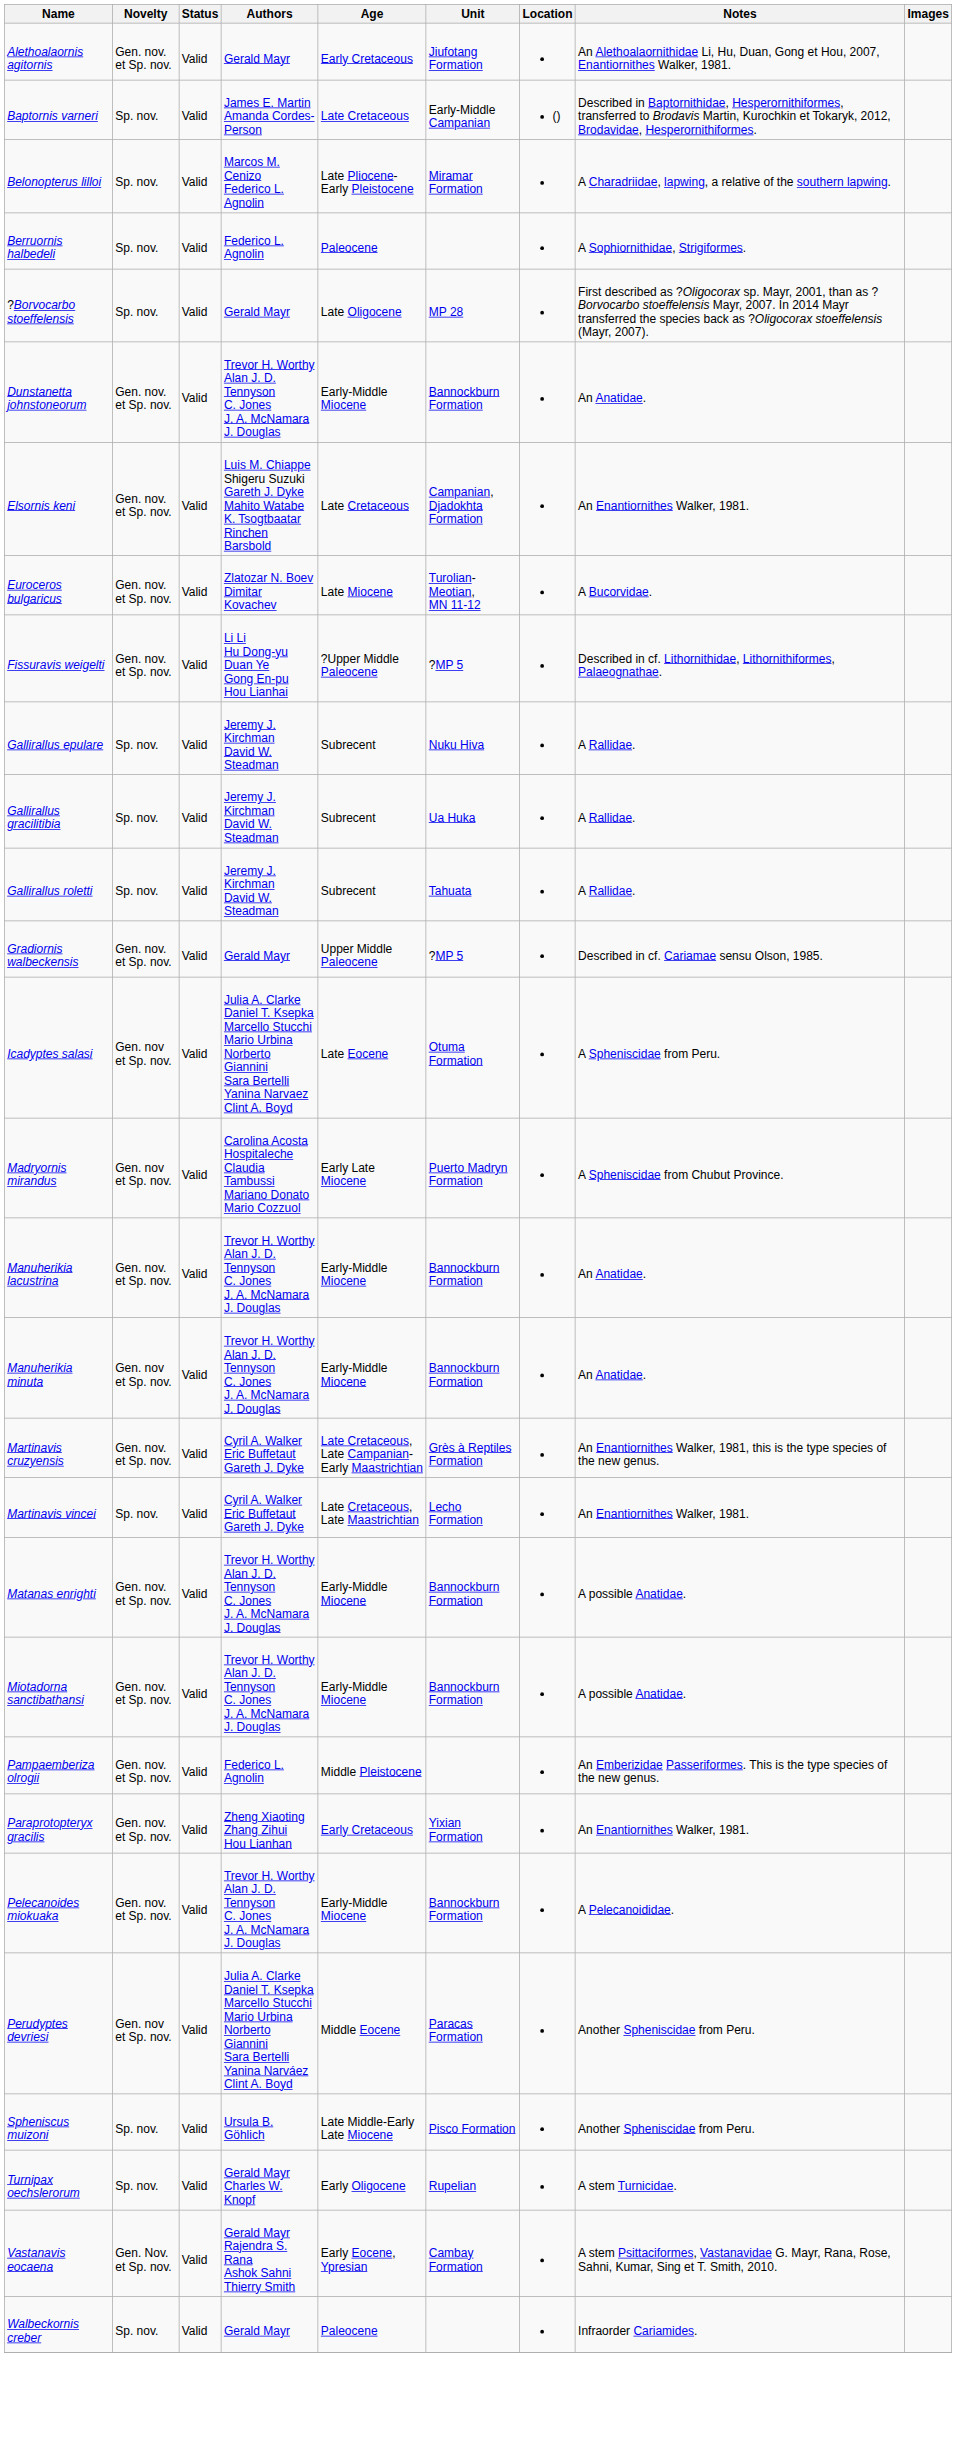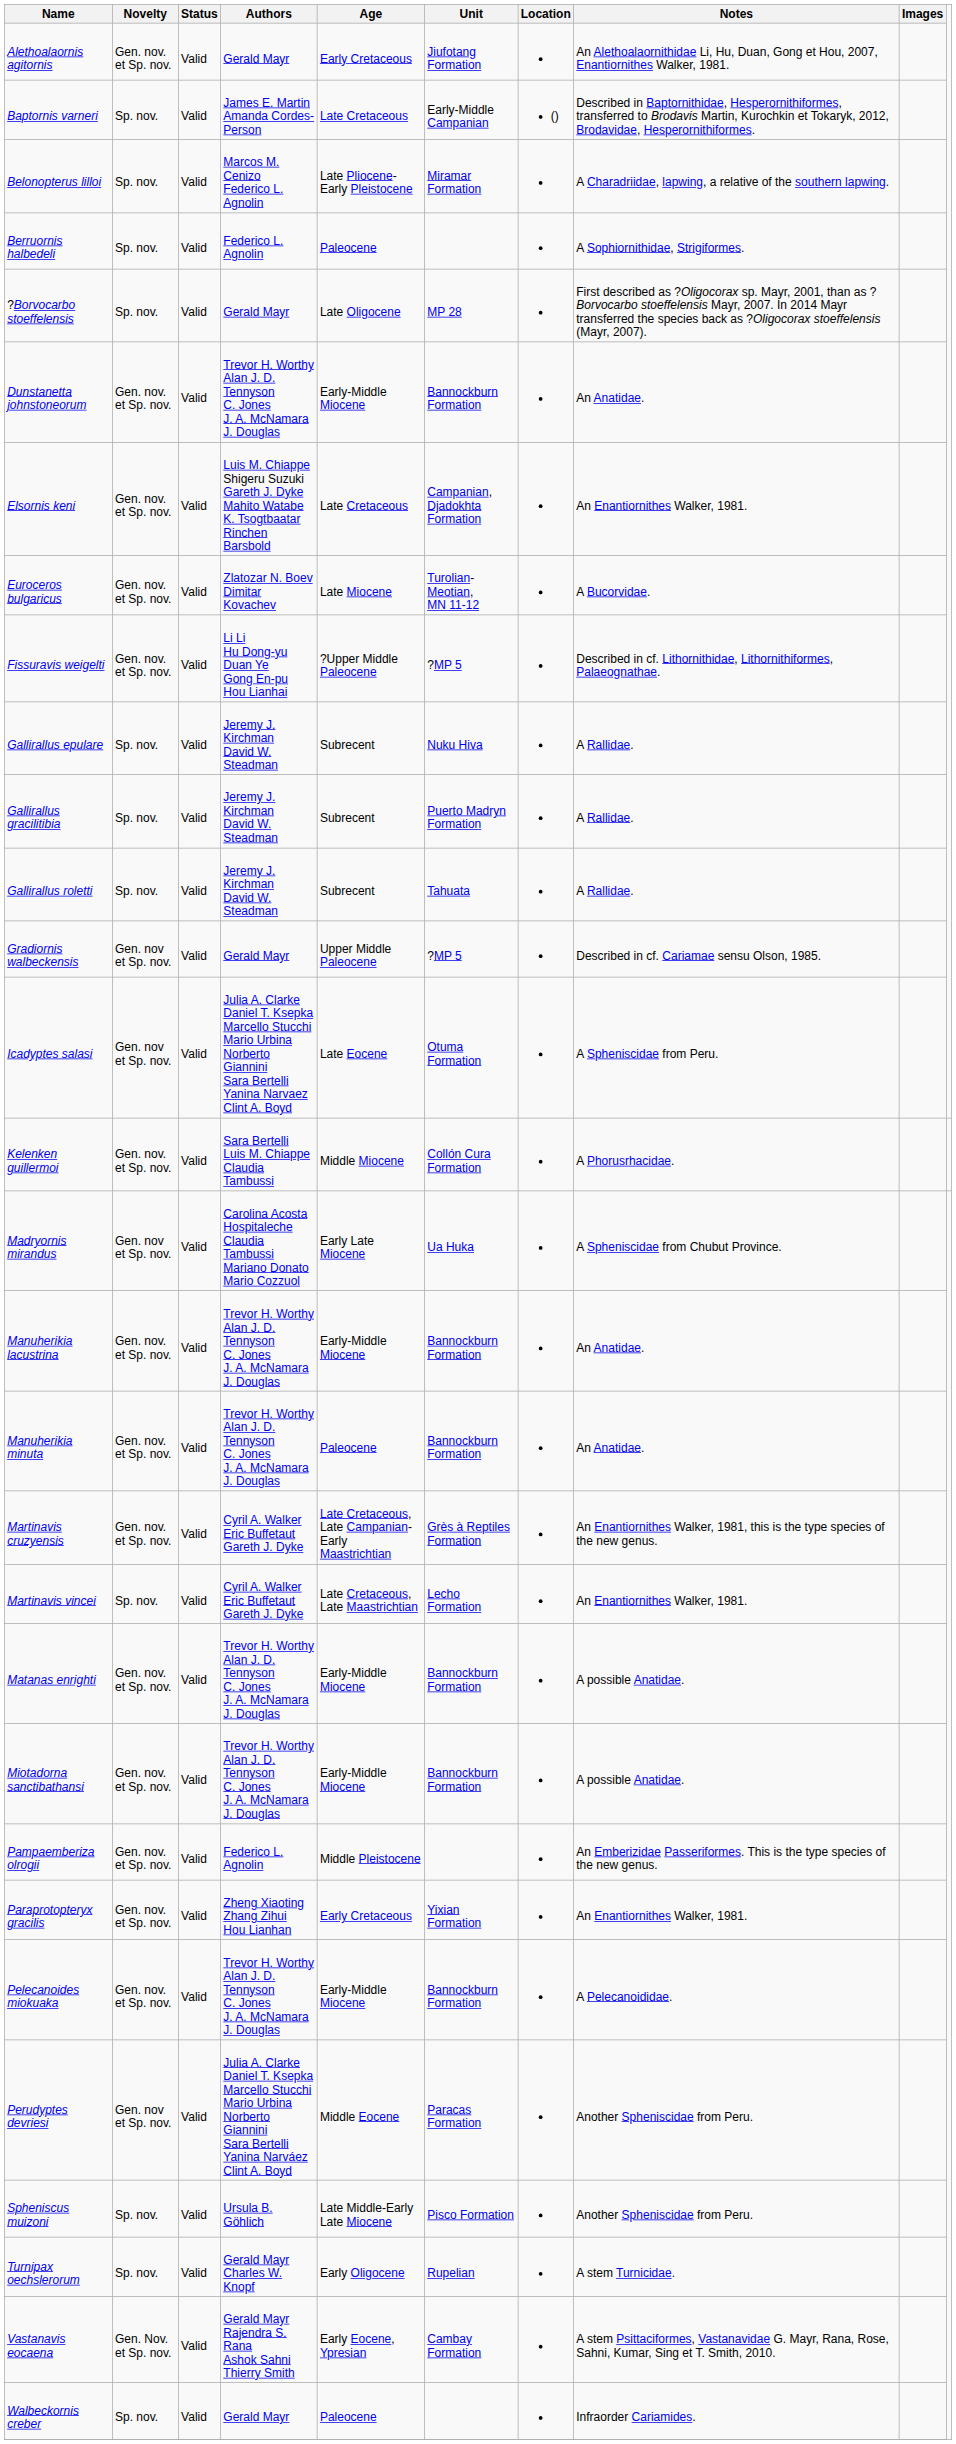(452, 818) Ua Huka -> (467, 818) Puerto Madryn Formation
(143, 955) Gen. nov. et Sp. nov. -> (143, 955) Gen. nov et Sp. nov.
+ row: (33, 1161)
(468, 1174) Puerto Madryn Formation -> (451, 1247) Ua Huka
(143, 1374) Gen. nov et Sp. nov. -> (143, 1447) Gen. nov. et Sp. nov.
(354, 1374) Early-Middle Miocene -> (348, 1447) Paleocene
